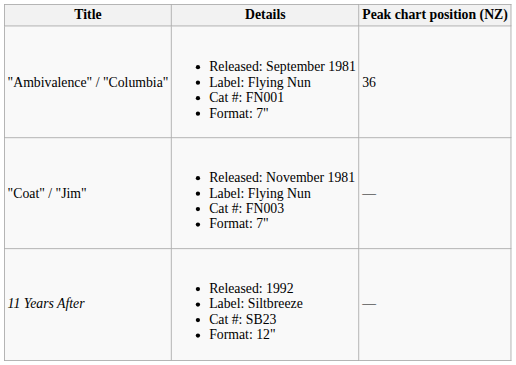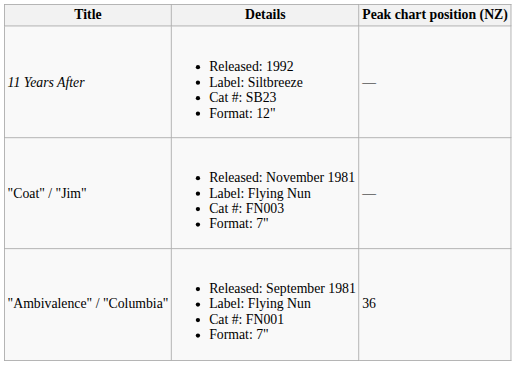rows swapped: (88, 81) <-> (46, 304)
